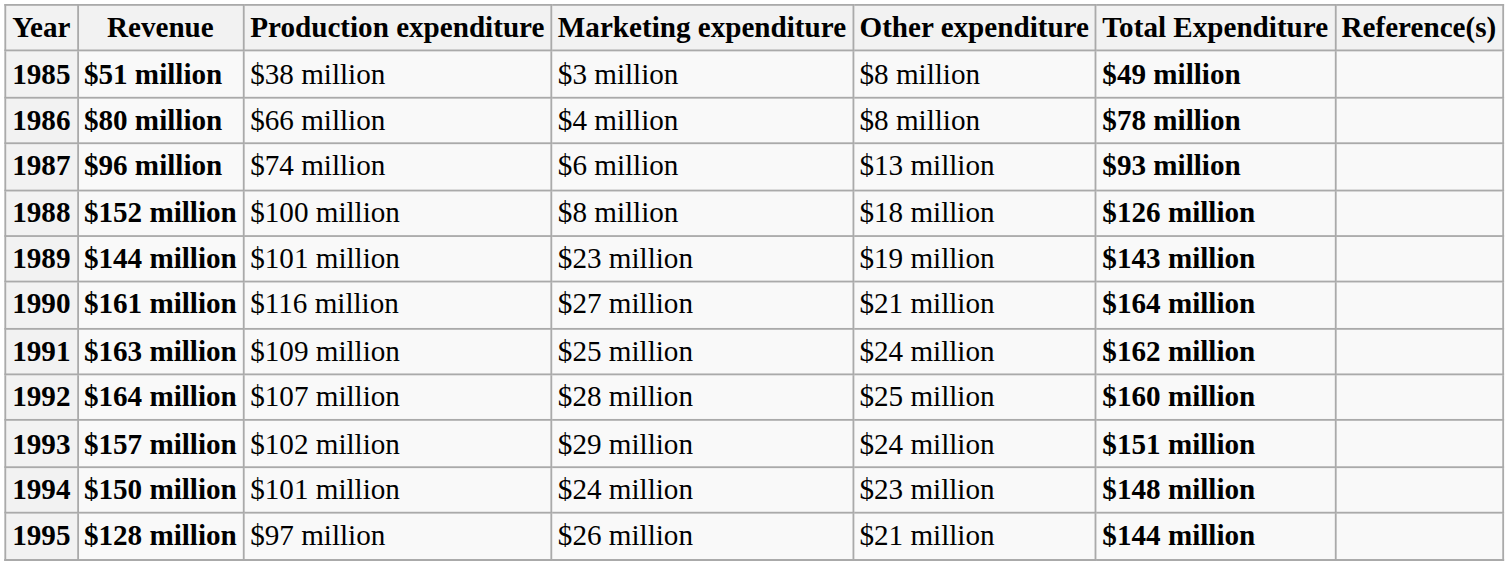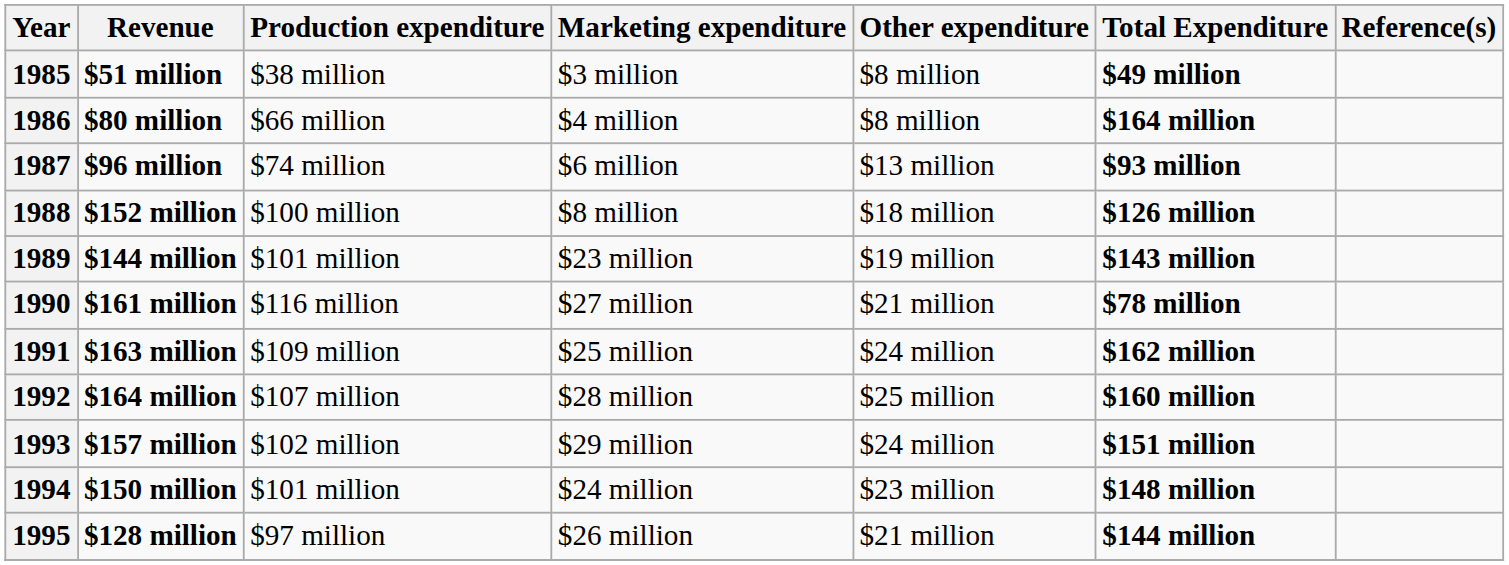(1172, 119) $78 million -> (1179, 119) $164 million
(1179, 304) $164 million -> (1172, 304) $78 million
